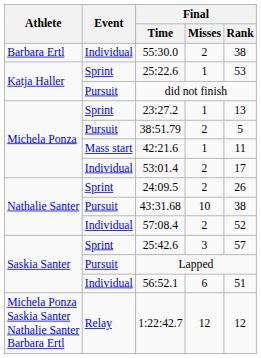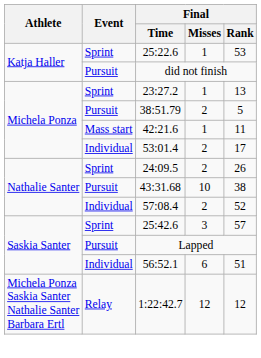- row: (160, 52)
